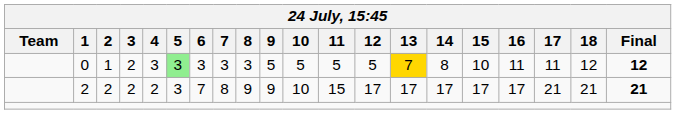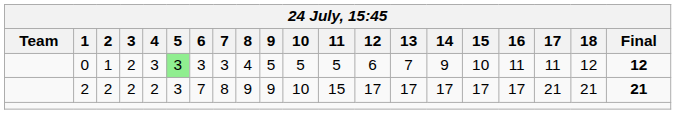(248, 65) 3 -> (248, 65) 4
(373, 65) 5 -> (373, 65) 6
(409, 65) gold background -> (409, 65) no background
(445, 65) 8 -> (445, 65) 9
